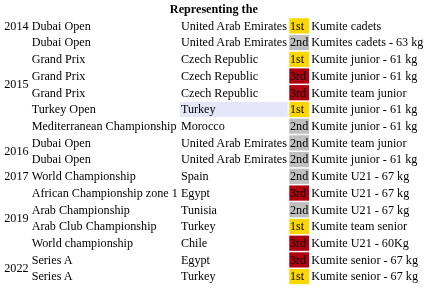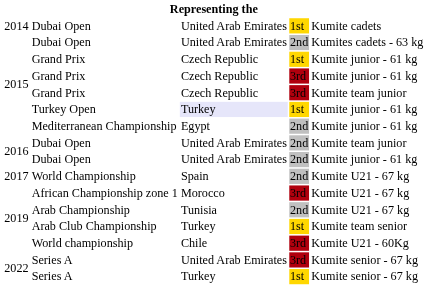(203, 126) Morocco -> (195, 126) Egypt
(195, 193) Egypt -> (203, 193) Morocco
(195, 260) Egypt -> (234, 260) United Arab Emirates
